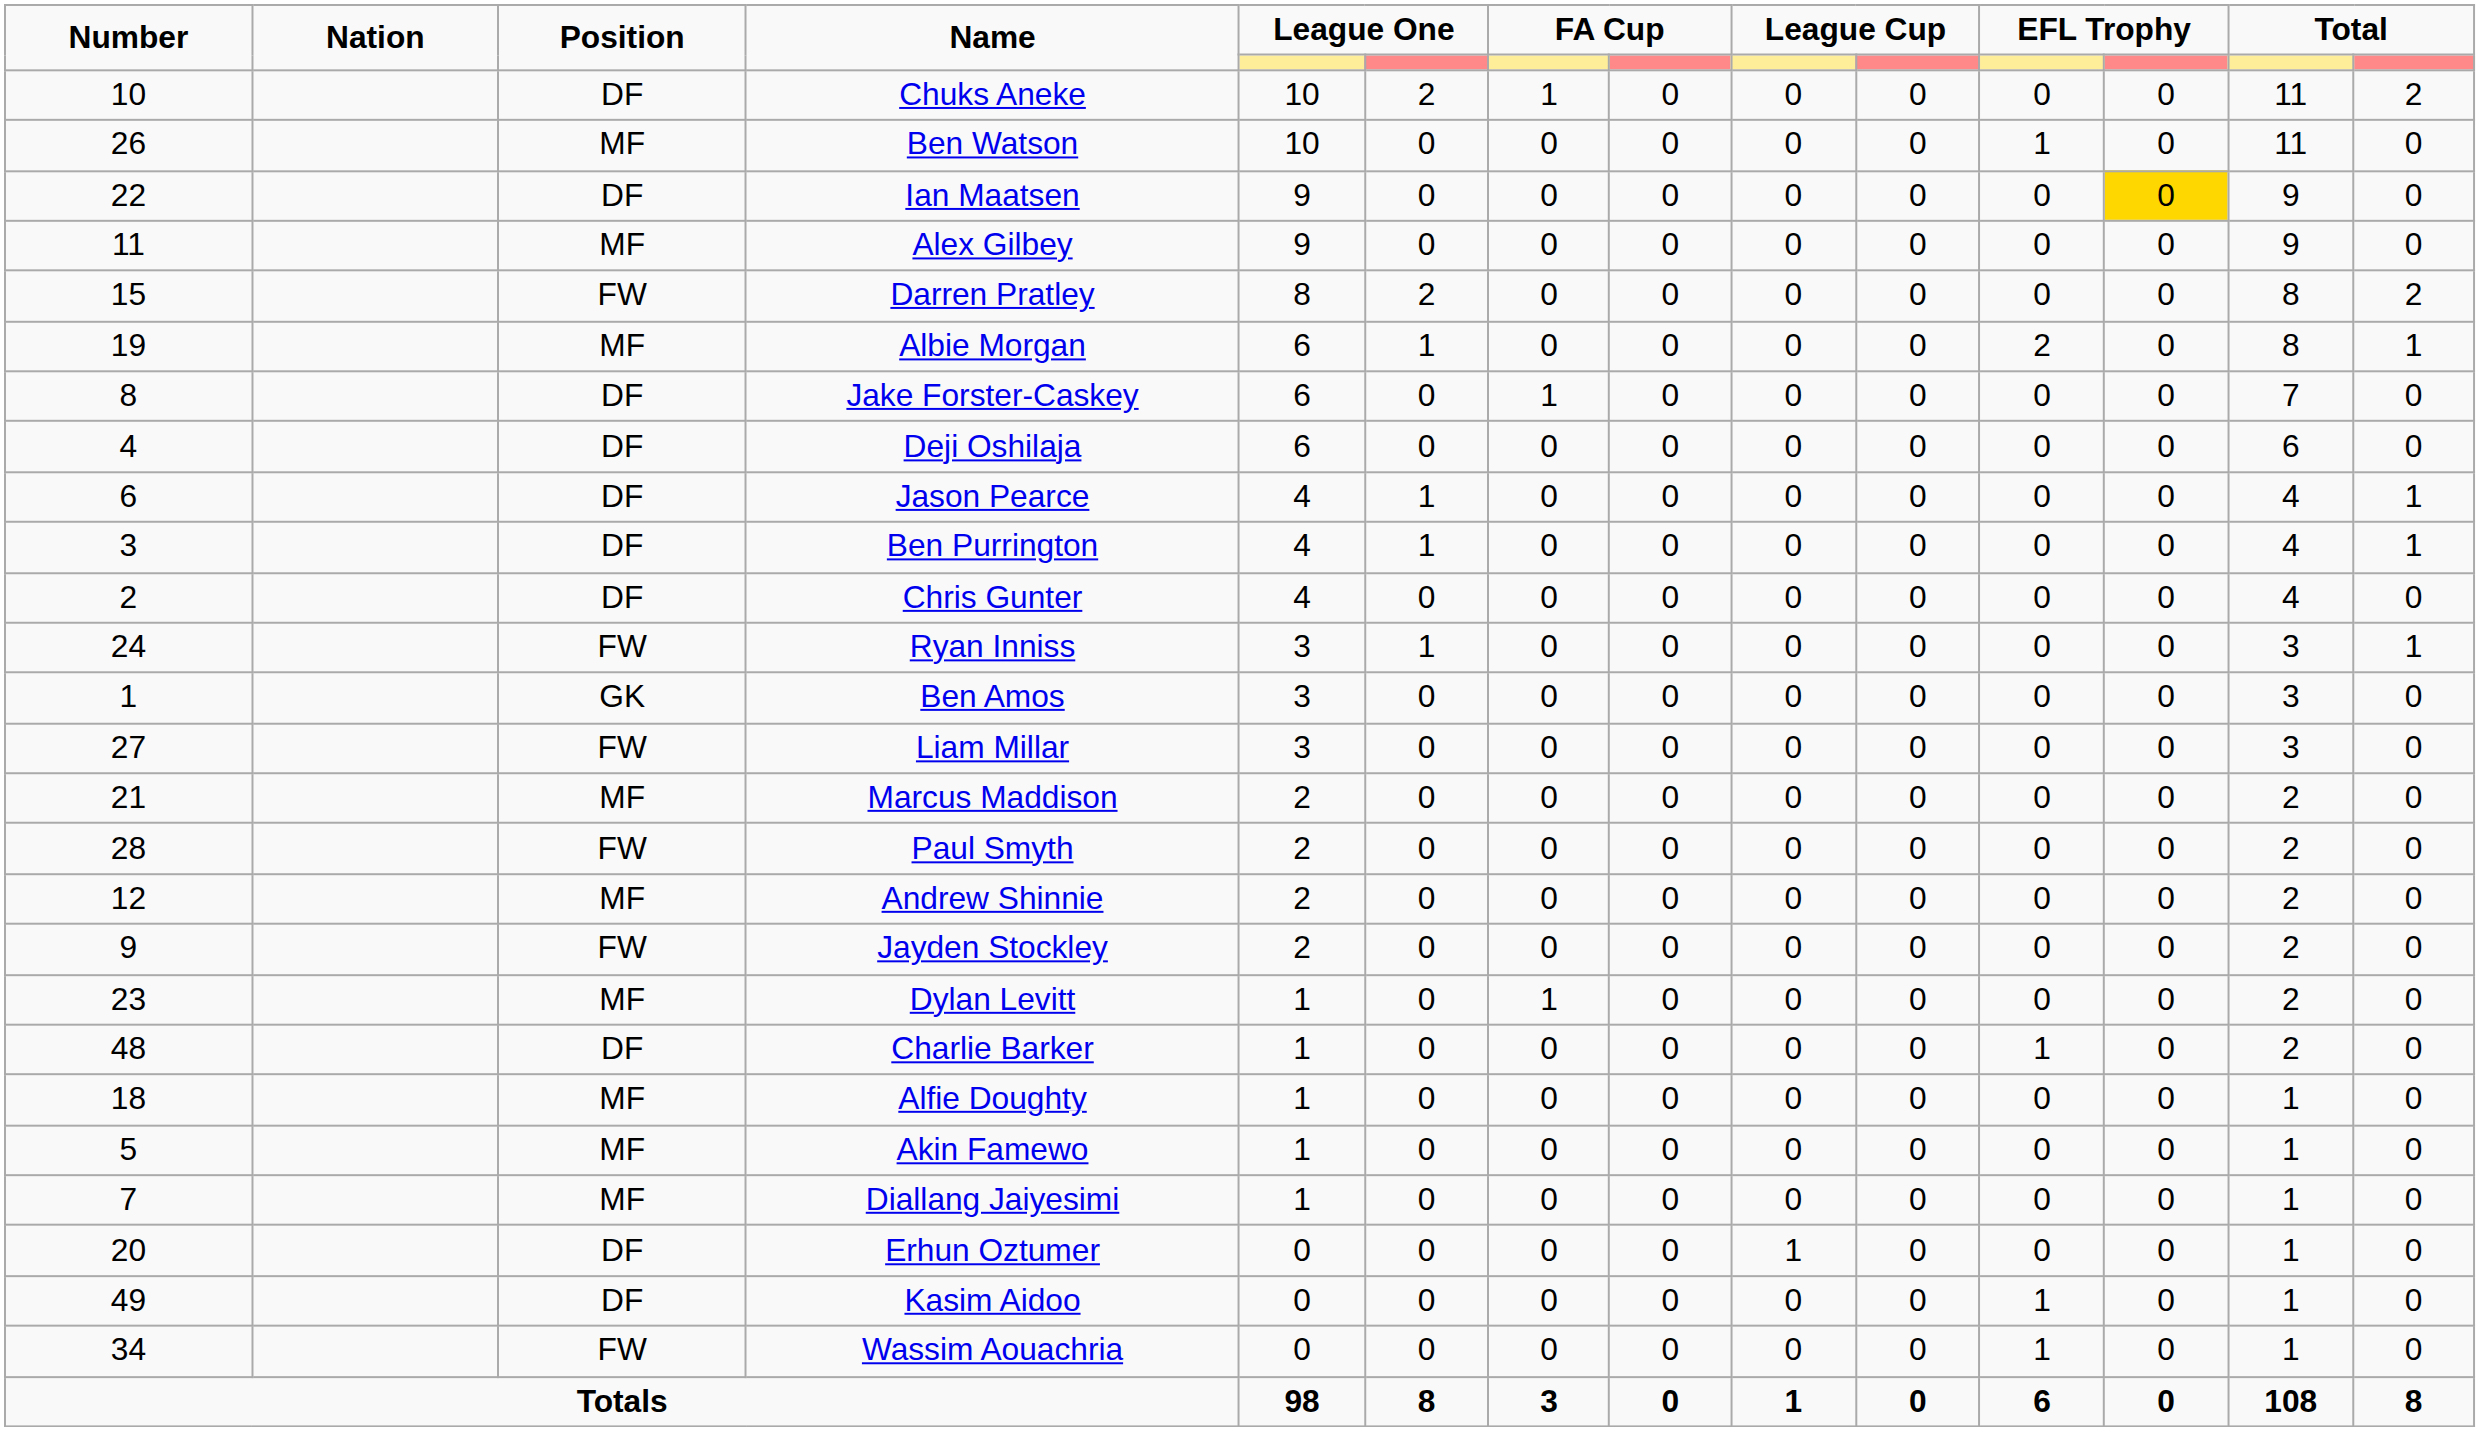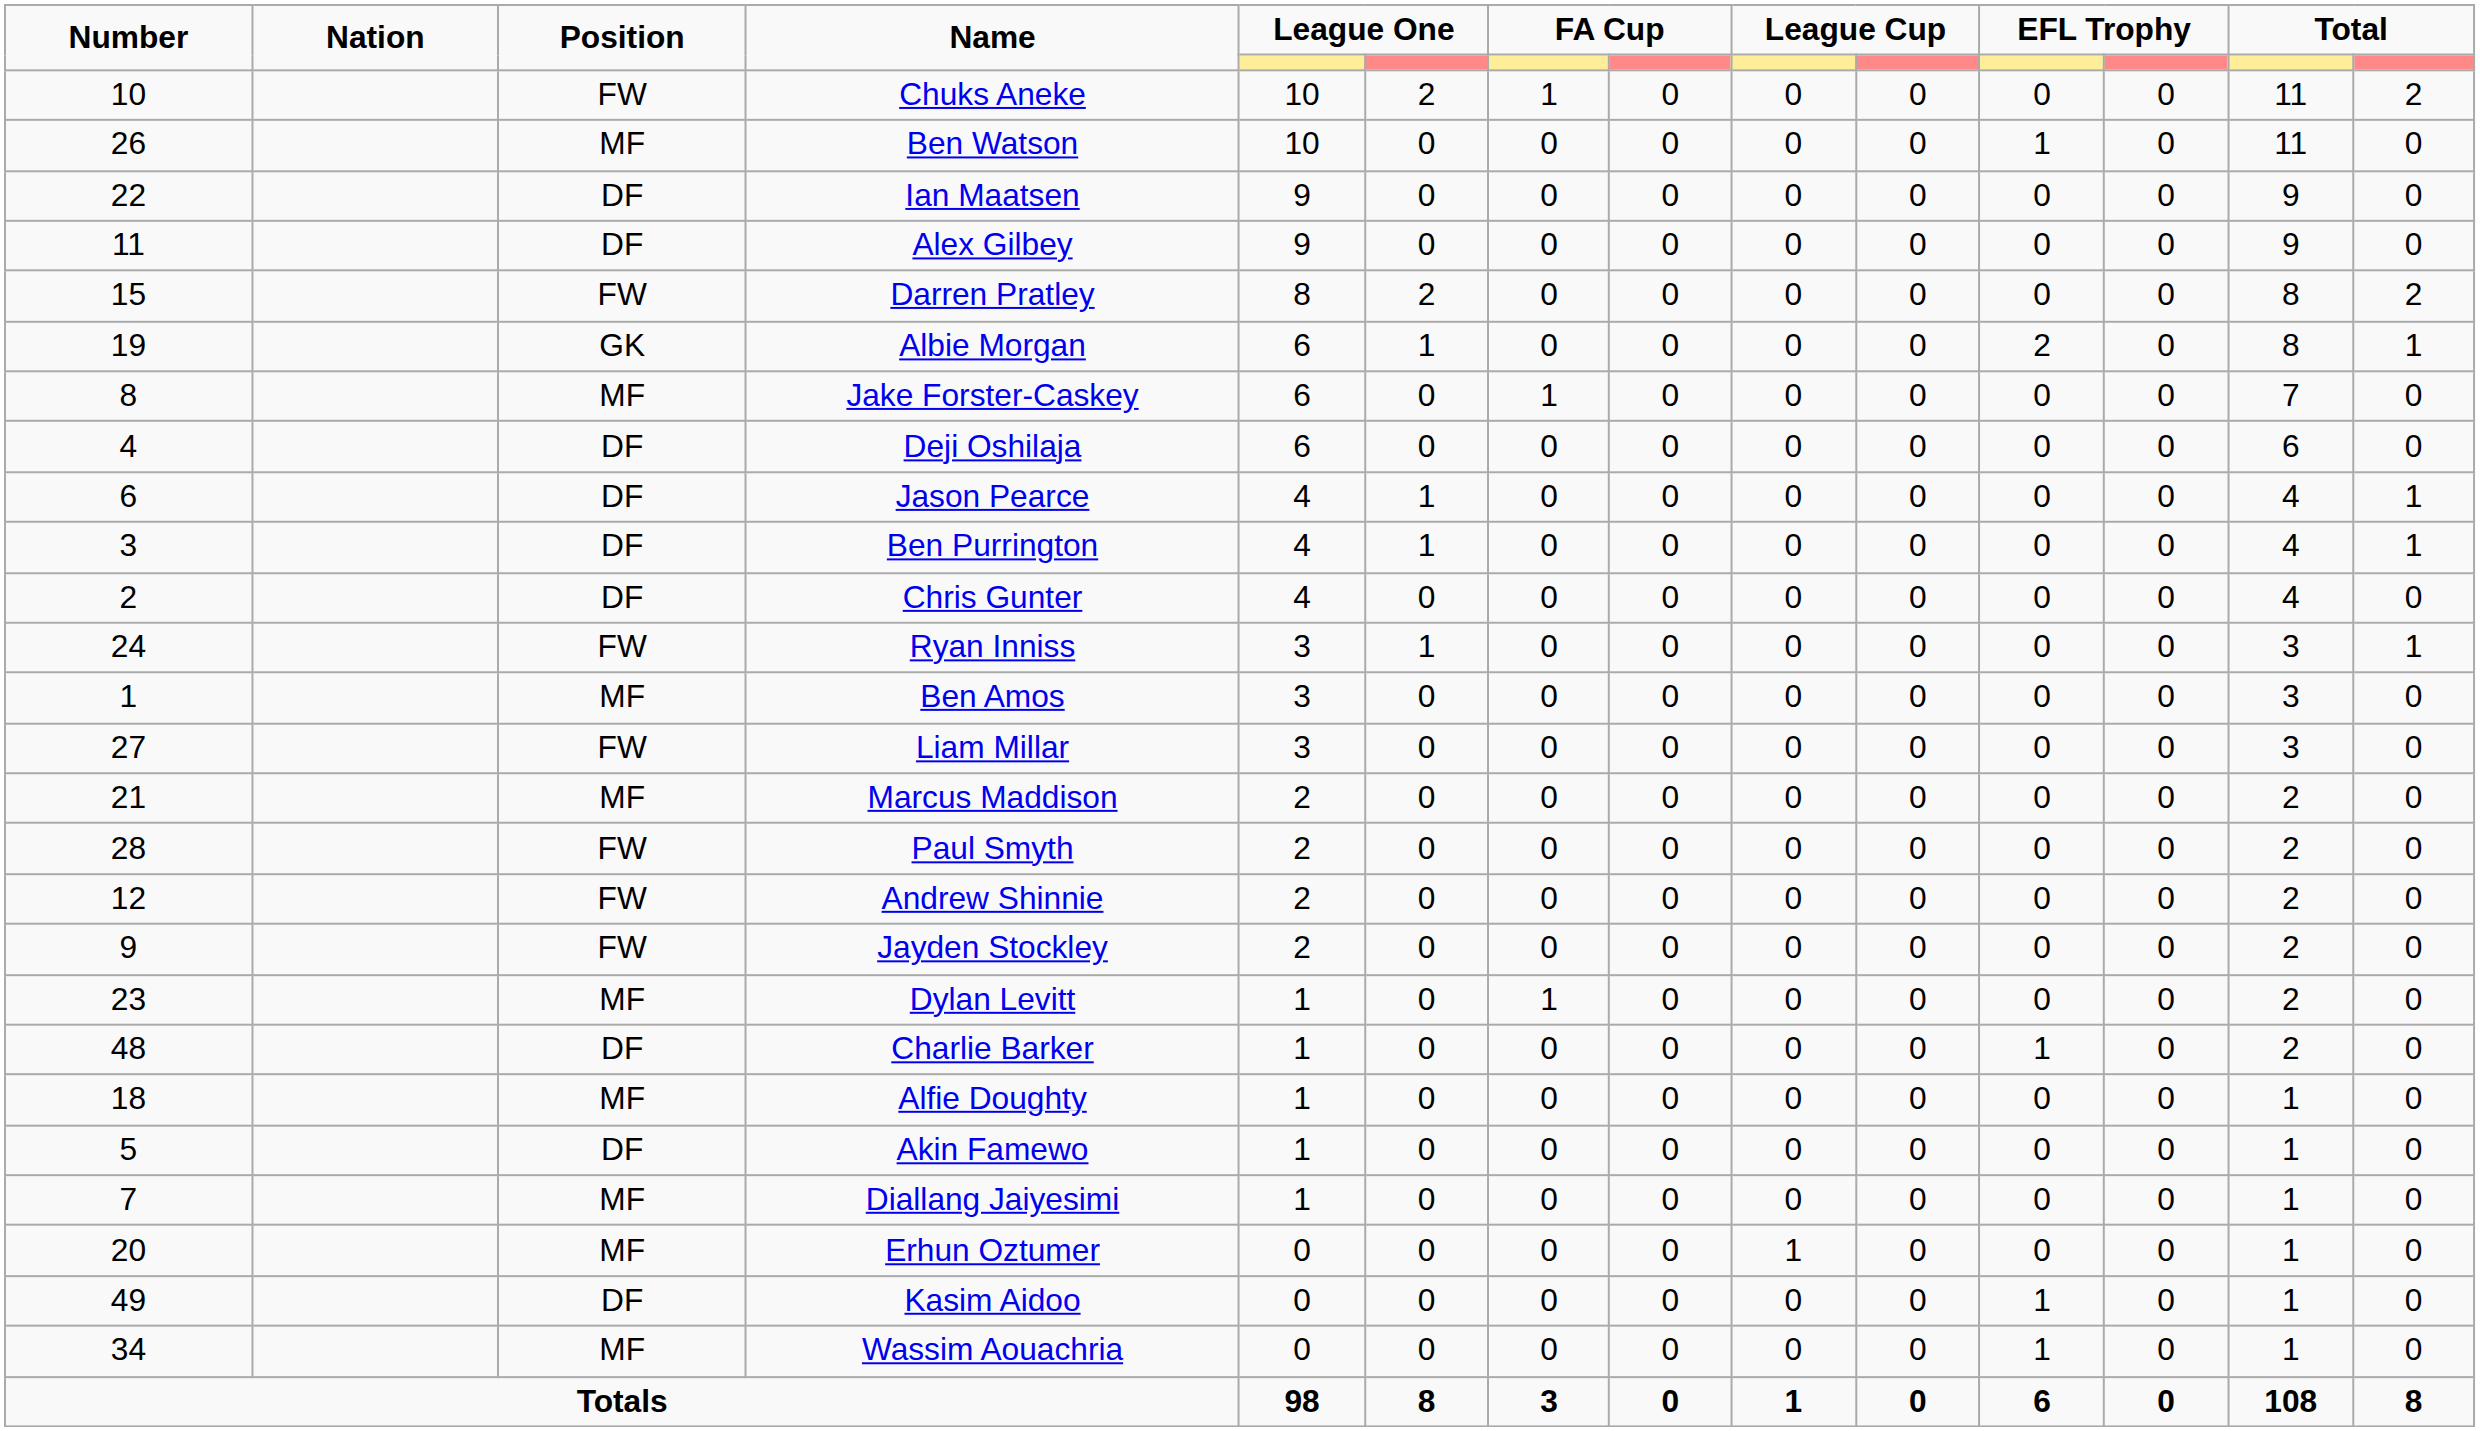(622, 94) DF -> (622, 94) FW
(2166, 194) gold background -> (2166, 194) no background
(622, 245) MF -> (622, 245) DF
(622, 345) MF -> (622, 345) GK
(622, 395) DF -> (622, 395) MF
(622, 697) GK -> (622, 697) MF
(622, 898) MF -> (622, 898) FW
(622, 1149) MF -> (622, 1149) DF
(622, 1250) DF -> (622, 1250) MF
(622, 1350) FW -> (622, 1350) MF
